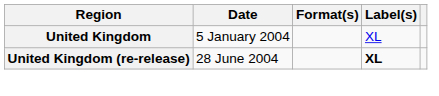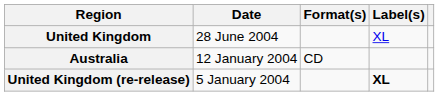(243, 36) 5 January 2004 -> (237, 36) 28 June 2004
+ row: (99, 58)
(237, 58) 28 June 2004 -> (243, 79) 5 January 2004
